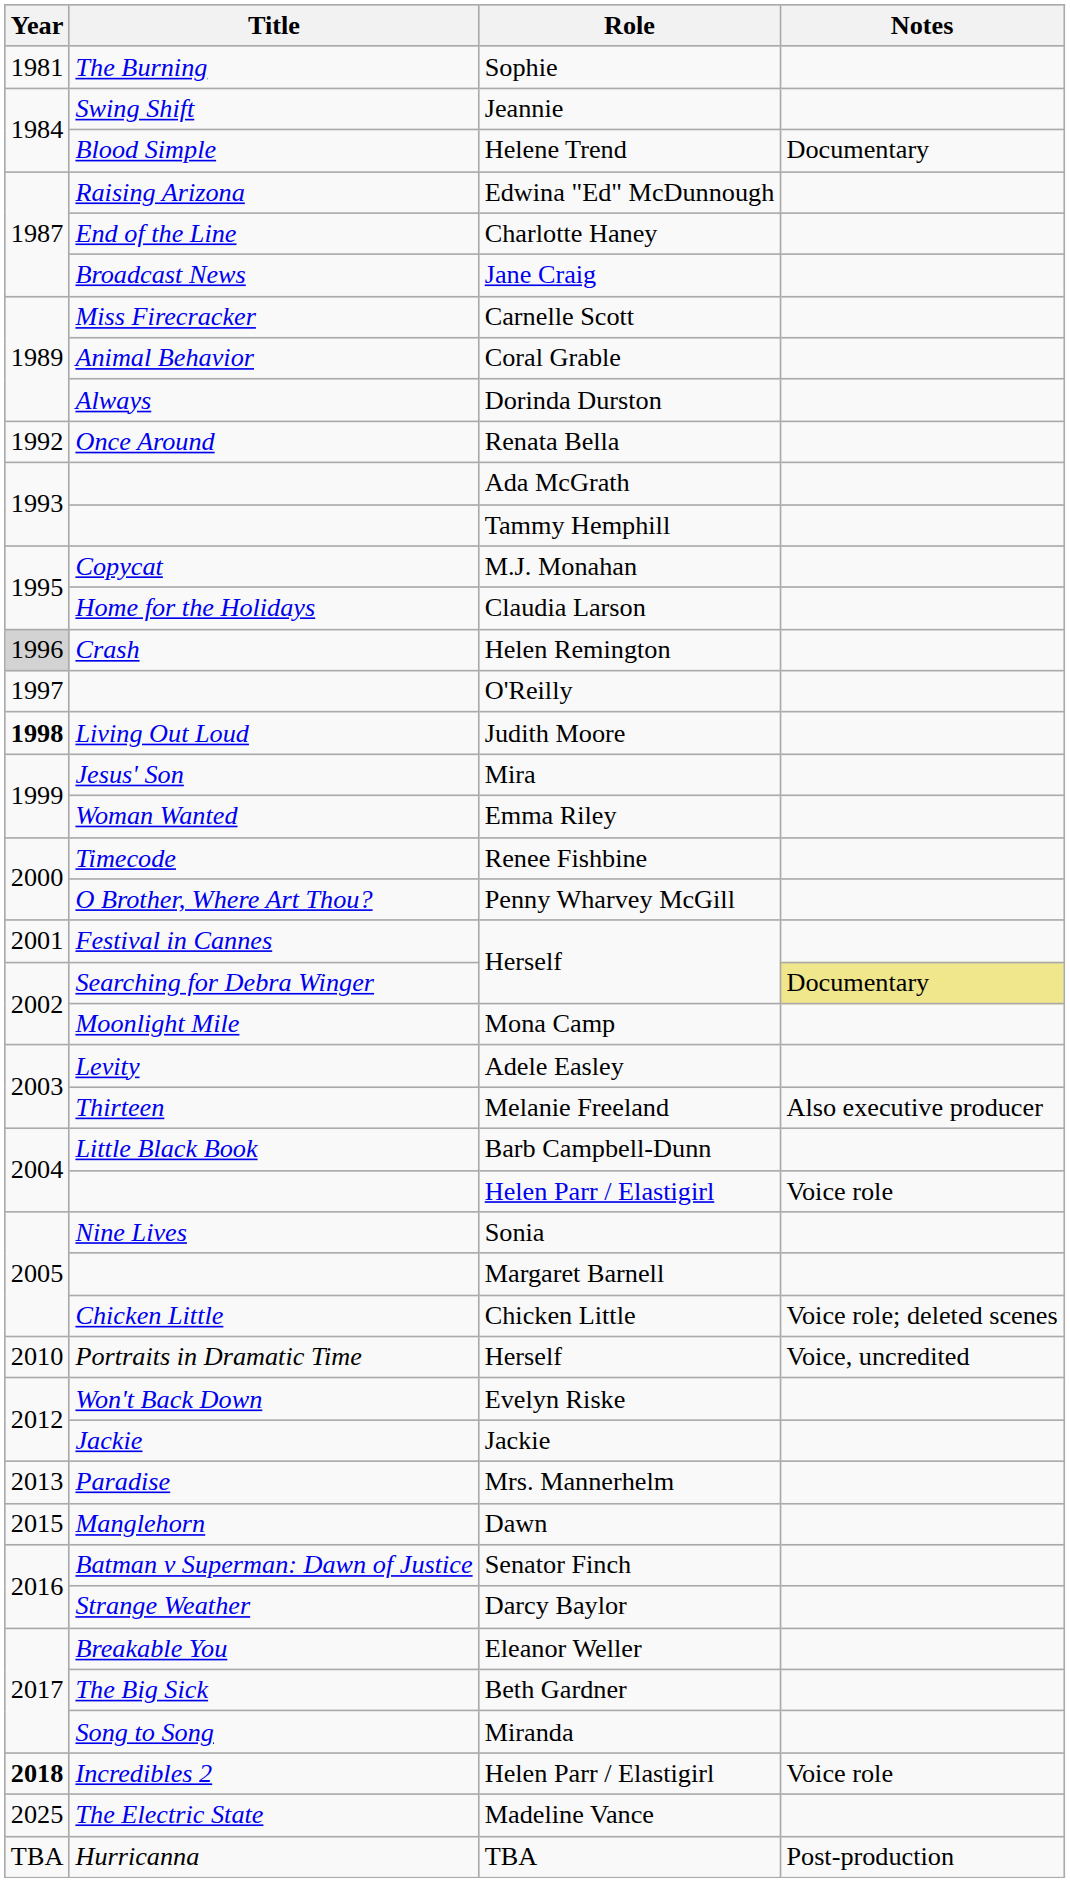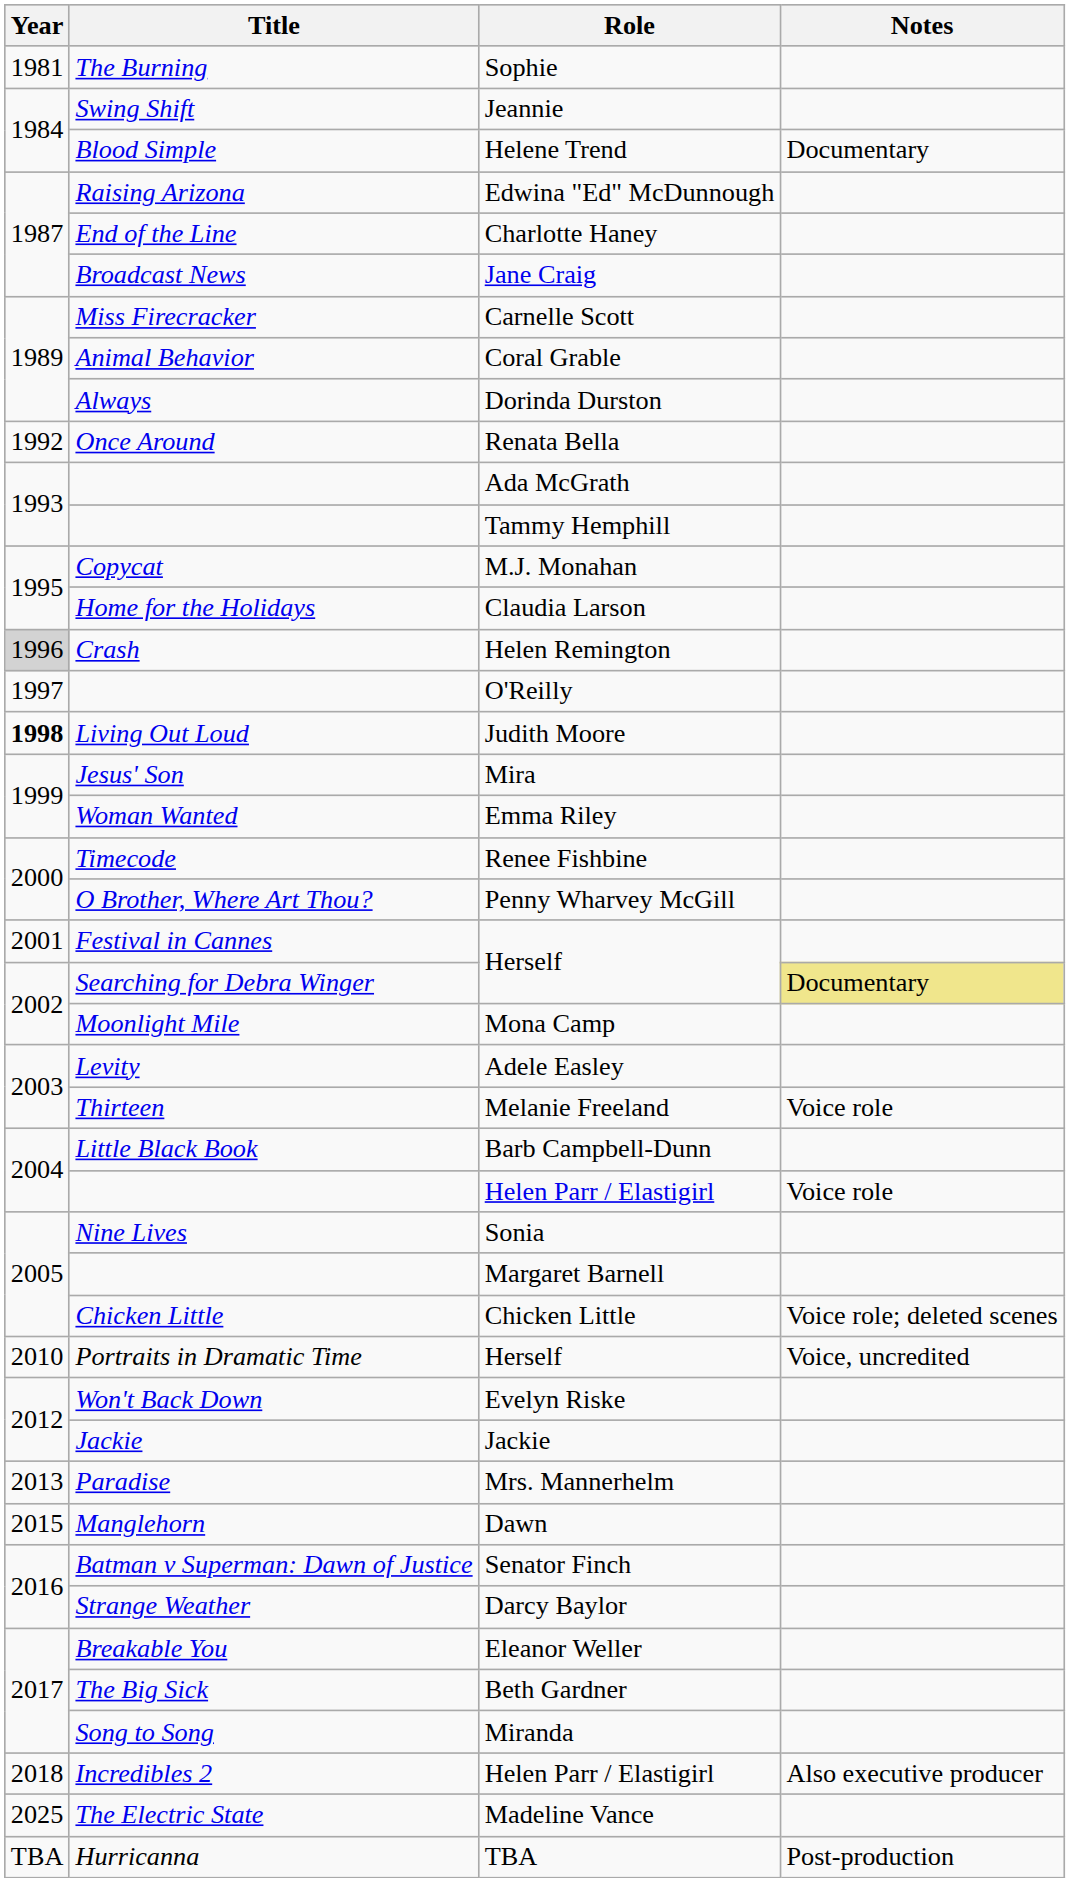(915, 1107) Also executive producer -> (840, 1107) Voice role
(37, 1773) bold -> (37, 1773) normal
(840, 1773) Voice role -> (915, 1773) Also executive producer
